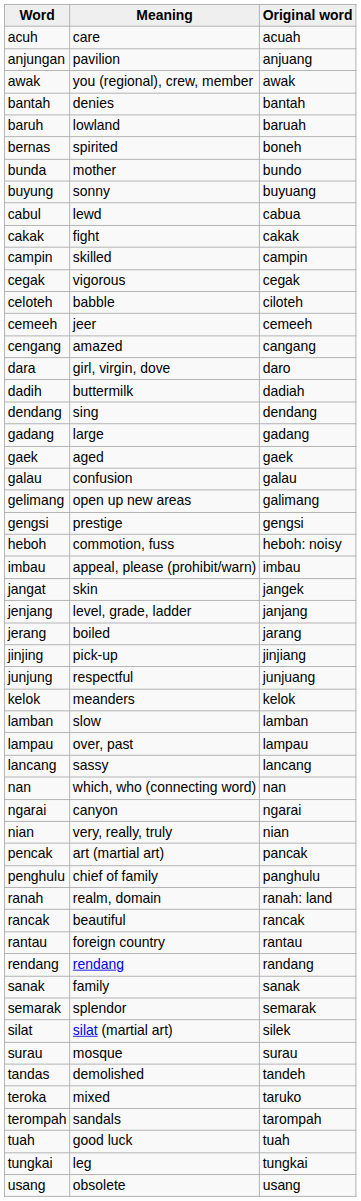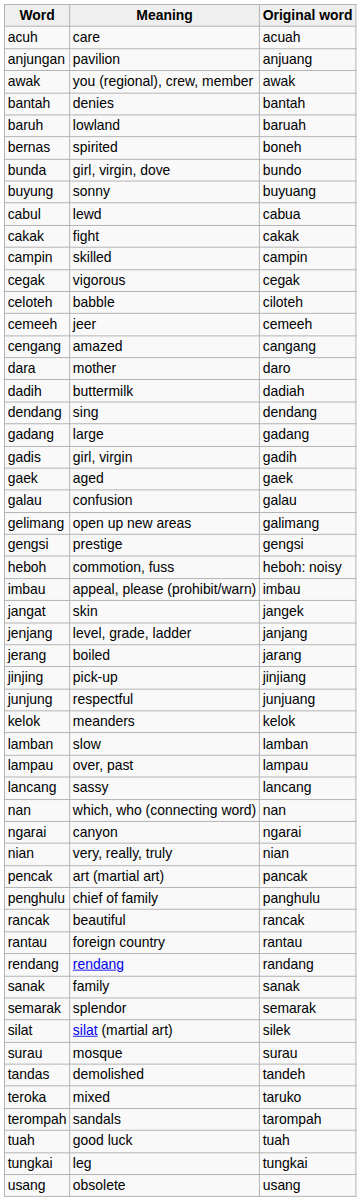(95, 170) mother -> (122, 170) girl, virgin, dove
(122, 368) girl, virgin, dove -> (95, 368) mother
+ row: (24, 457)
- row: (25, 898)
